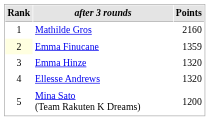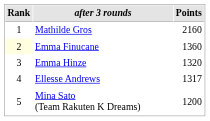(192, 46) 1359 -> (192, 46) 1360
(192, 79) 1320 -> (192, 79) 1317
